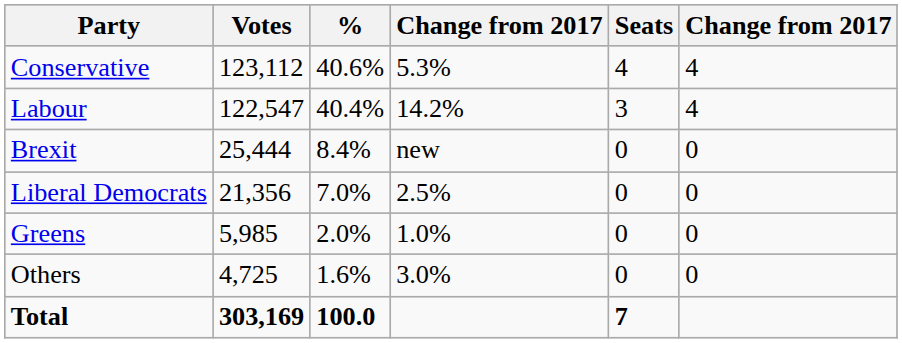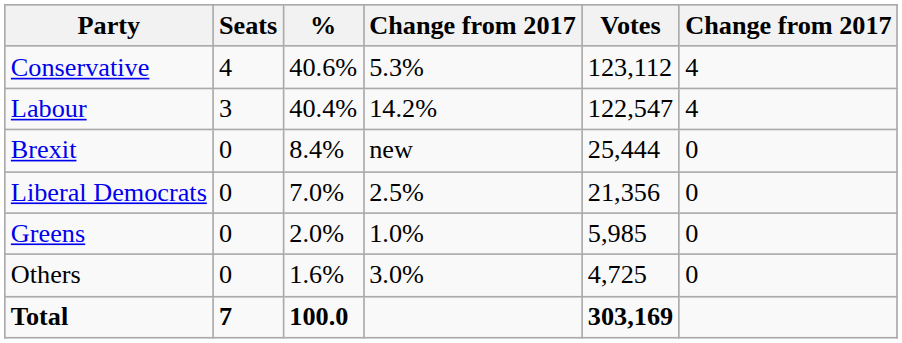columns swapped: (262, 25) <-> (644, 25)
